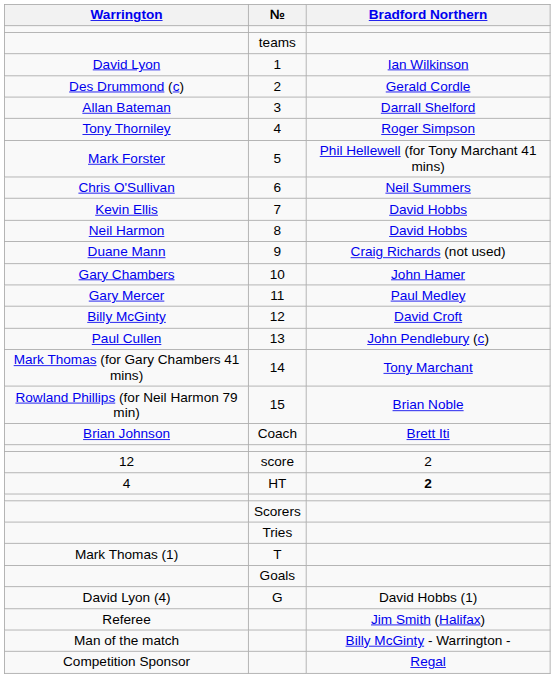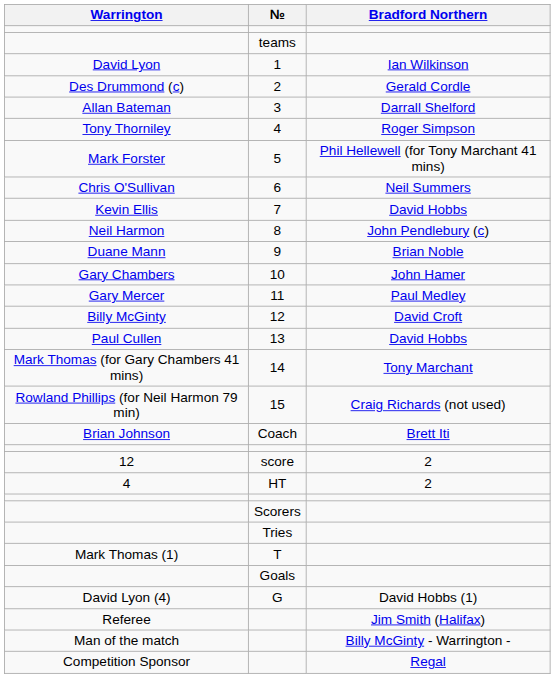(428, 230) David Hobbs -> (428, 230) John Pendlebury (c)
(428, 252) Craig Richards (not used) -> (428, 252) Brian Noble
(428, 338) John Pendlebury (c) -> (428, 338) David Hobbs
(428, 404) Brian Noble -> (428, 404) Craig Richards (not used)
(428, 483) bold -> (428, 483) normal
